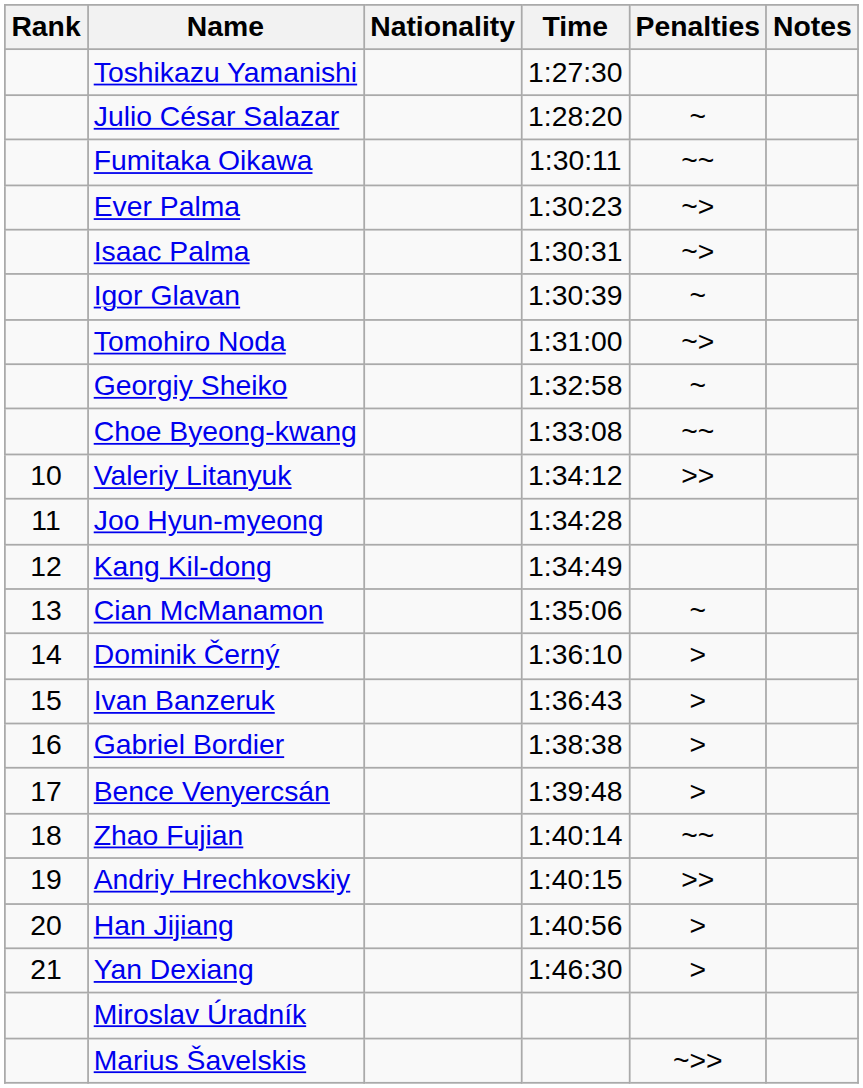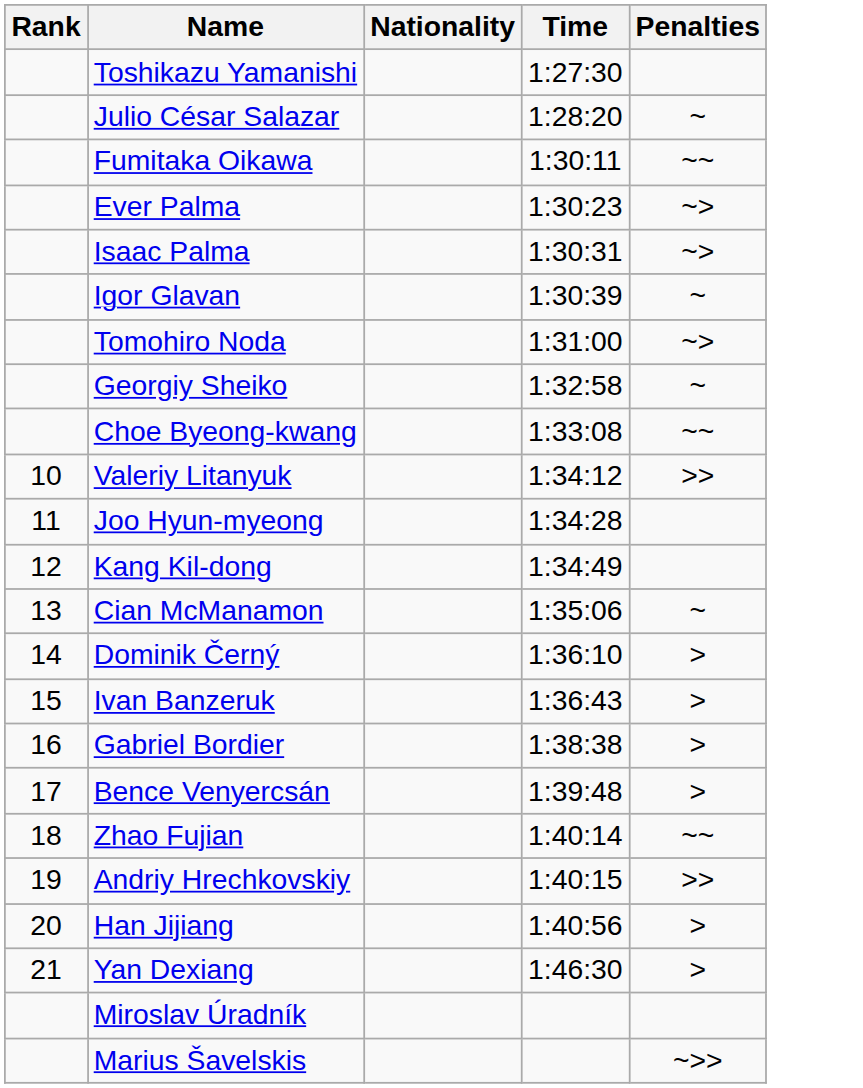- column: (812, 26)
